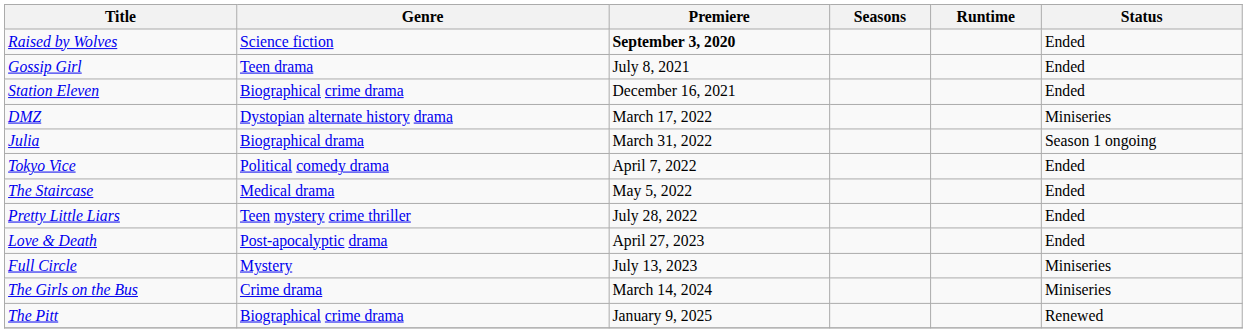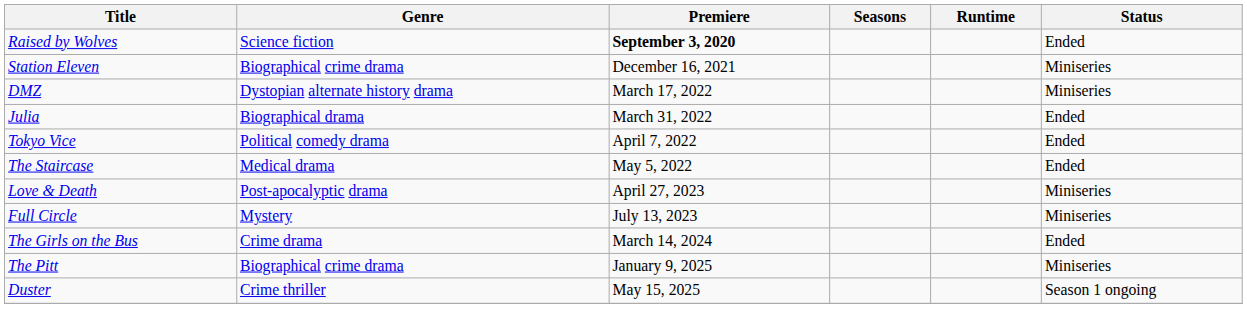- row: (45, 66)
(1065, 91) Ended -> (1078, 66) Miniseries
(1101, 141) Season 1 ongoing -> (1065, 116) Ended
- row: (64, 215)
(1065, 240) Ended -> (1078, 191) Miniseries
(1078, 290) Miniseries -> (1065, 240) Ended
(1074, 315) Renewed -> (1078, 265) Miniseries
+ row: (29, 290)
